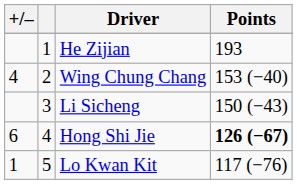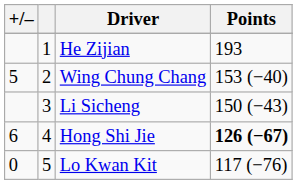(13, 77) 4 -> (13, 77) 5
(13, 164) 1 -> (13, 164) 0
